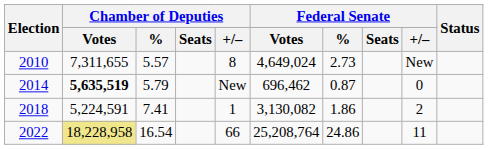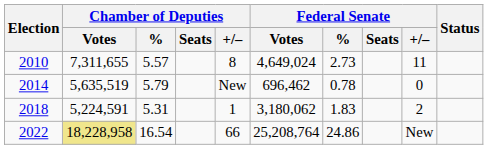(420, 62) New -> (420, 62) 11
(99, 86) bold -> (99, 86) normal
(343, 86) 0.87 -> (343, 86) 0.78
(156, 109) 7.41 -> (156, 109) 5.31
(286, 109) 3,130,082 -> (286, 109) 3,180,062
(343, 109) 1.86 -> (343, 109) 1.83
(420, 132) 11 -> (420, 132) New
